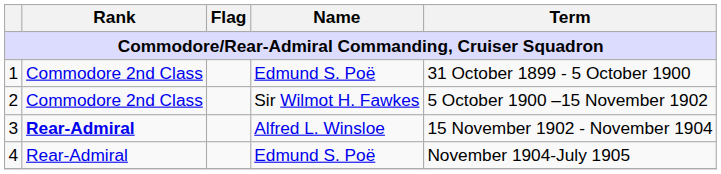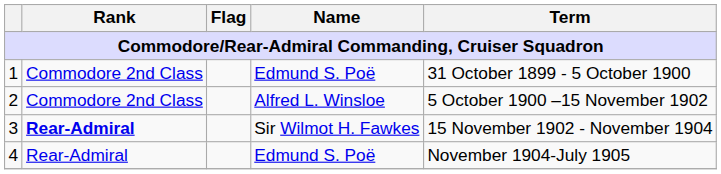(337, 100) Sir Wilmot H. Fawkes -> (320, 100) Alfred L. Winsloe
(320, 127) Alfred L. Winsloe -> (337, 127) Sir Wilmot H. Fawkes
